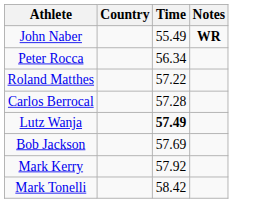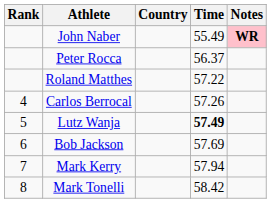+ column: (23, 15)
(209, 36) no background -> (247, 36) pink background
(171, 58) 56.34 -> (209, 58) 56.37
(171, 101) 57.28 -> (209, 101) 57.26
(171, 166) 57.92 -> (209, 166) 57.94
